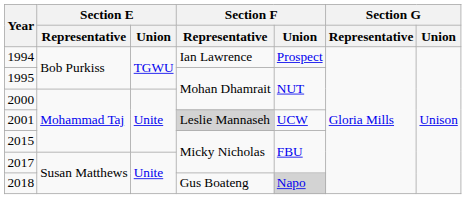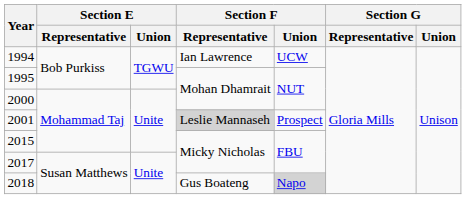(300, 57) Prospect -> (292, 57) UCW
(292, 120) UCW -> (300, 120) Prospect
